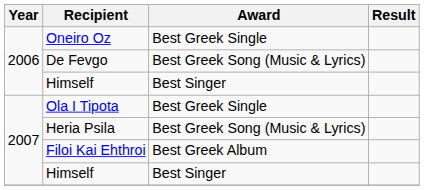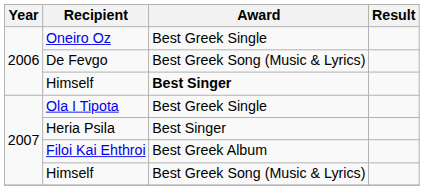(189, 83) normal -> (192, 83) bold
(259, 128) Best Greek Song (Music & Lyrics) -> (189, 128) Best Singer
(189, 173) Best Singer -> (259, 173) Best Greek Song (Music & Lyrics)
